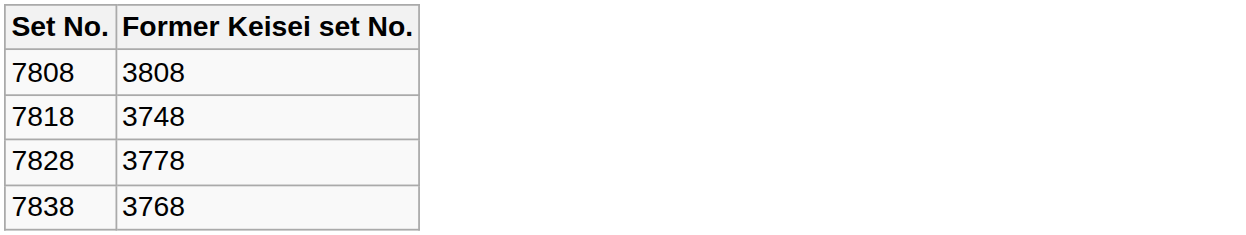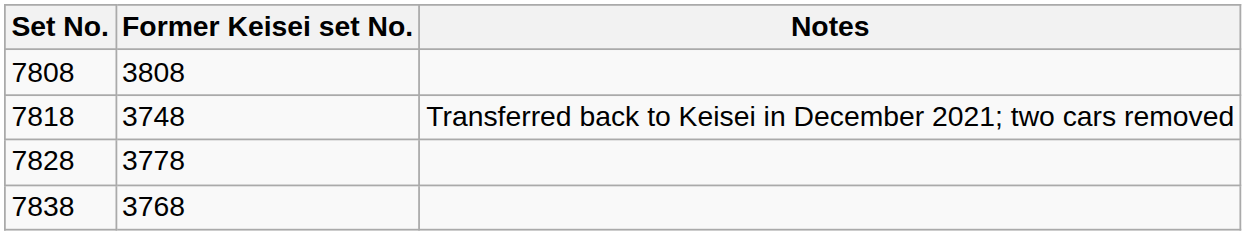+ column: (830, 26)
